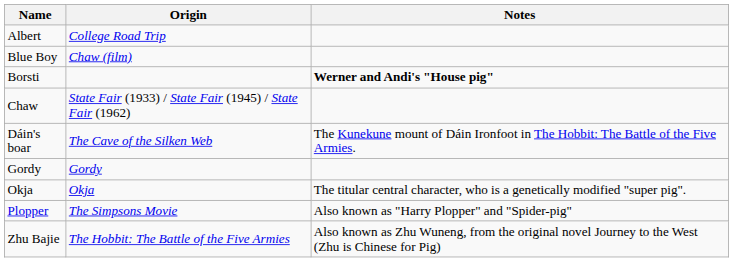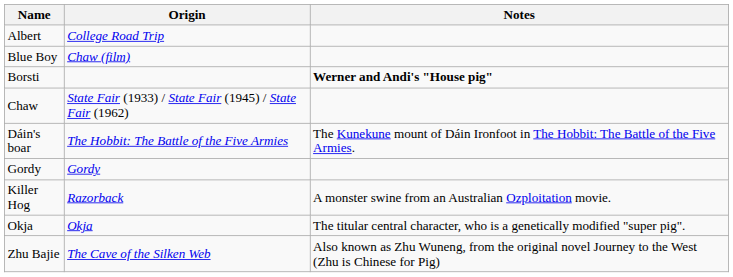(141, 141) The Cave of the Silken Web -> (178, 141) The Hobbit: The Battle of the Five Armies
+ row: (23, 197)
- row: (28, 210)
(179, 239) The Hobbit: The Battle of the Five Armies -> (139, 253) The Cave of the Silken Web
